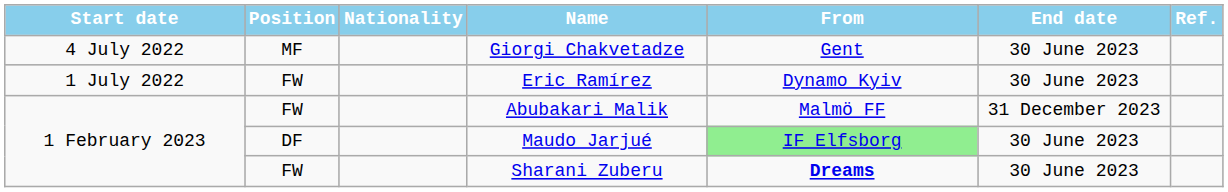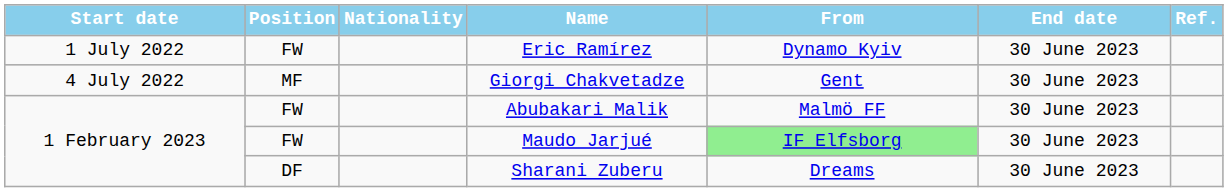rows swapped: (587, 80) <-> (587, 50)
(1074, 110) 31 December 2023 -> (1074, 110) 30 June 2023
(292, 141) DF -> (292, 141) FW
(292, 171) FW -> (292, 171) DF
(842, 171) bold -> (842, 171) normal
